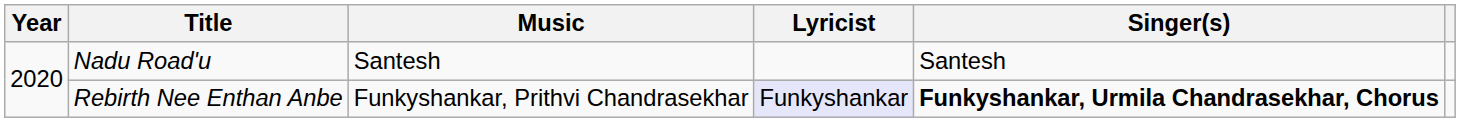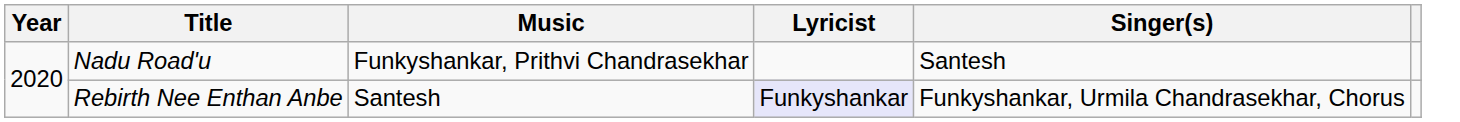(397, 60) Santesh -> (551, 60) Funkyshankar, Prithvi Chandrasekhar
(551, 98) Funkyshankar, Prithvi Chandrasekhar -> (397, 98) Santesh
(1179, 98) bold -> (1162, 98) normal
